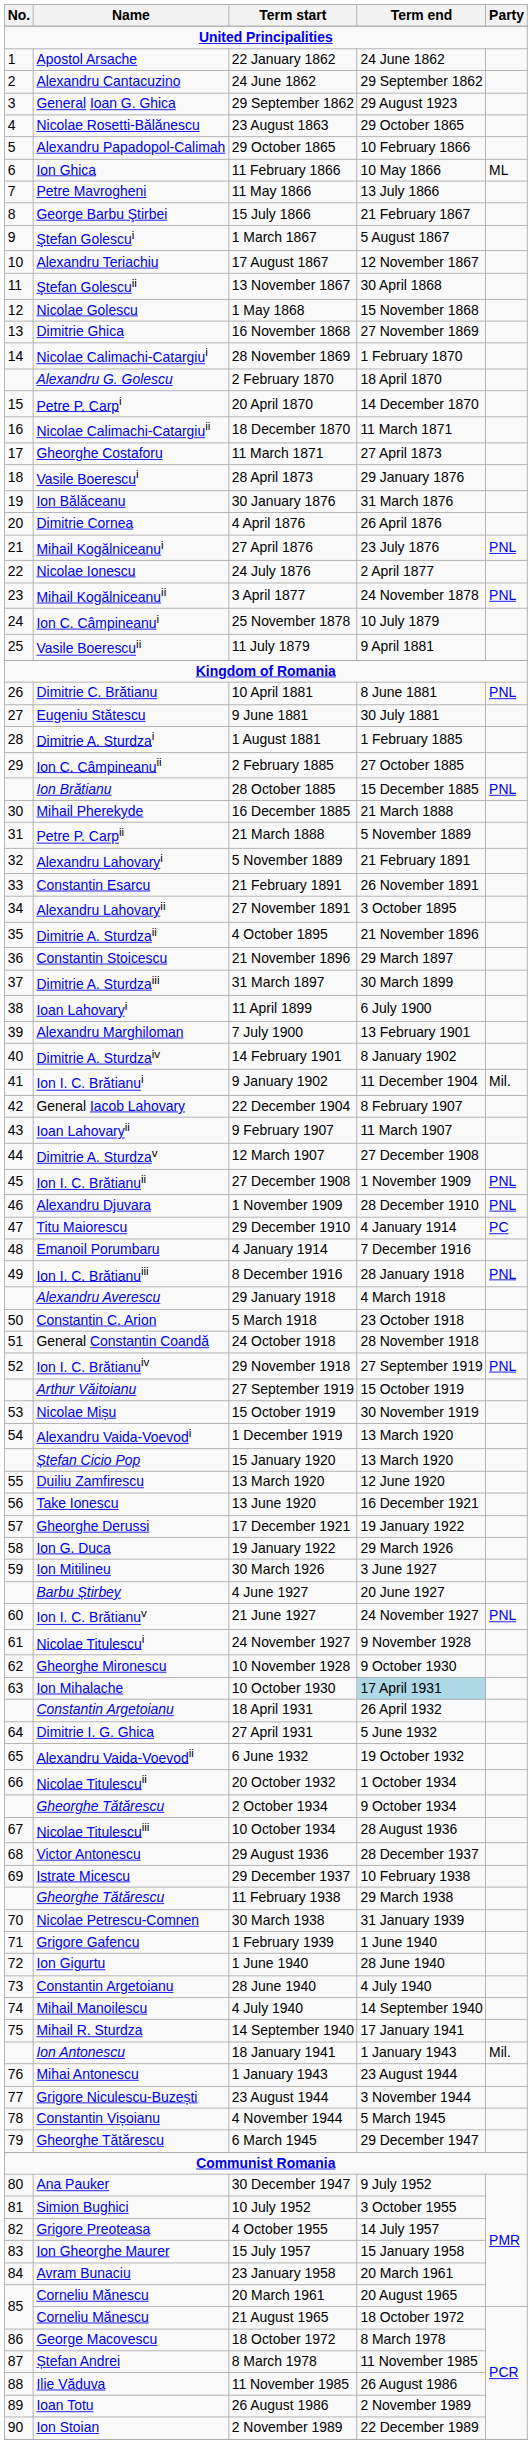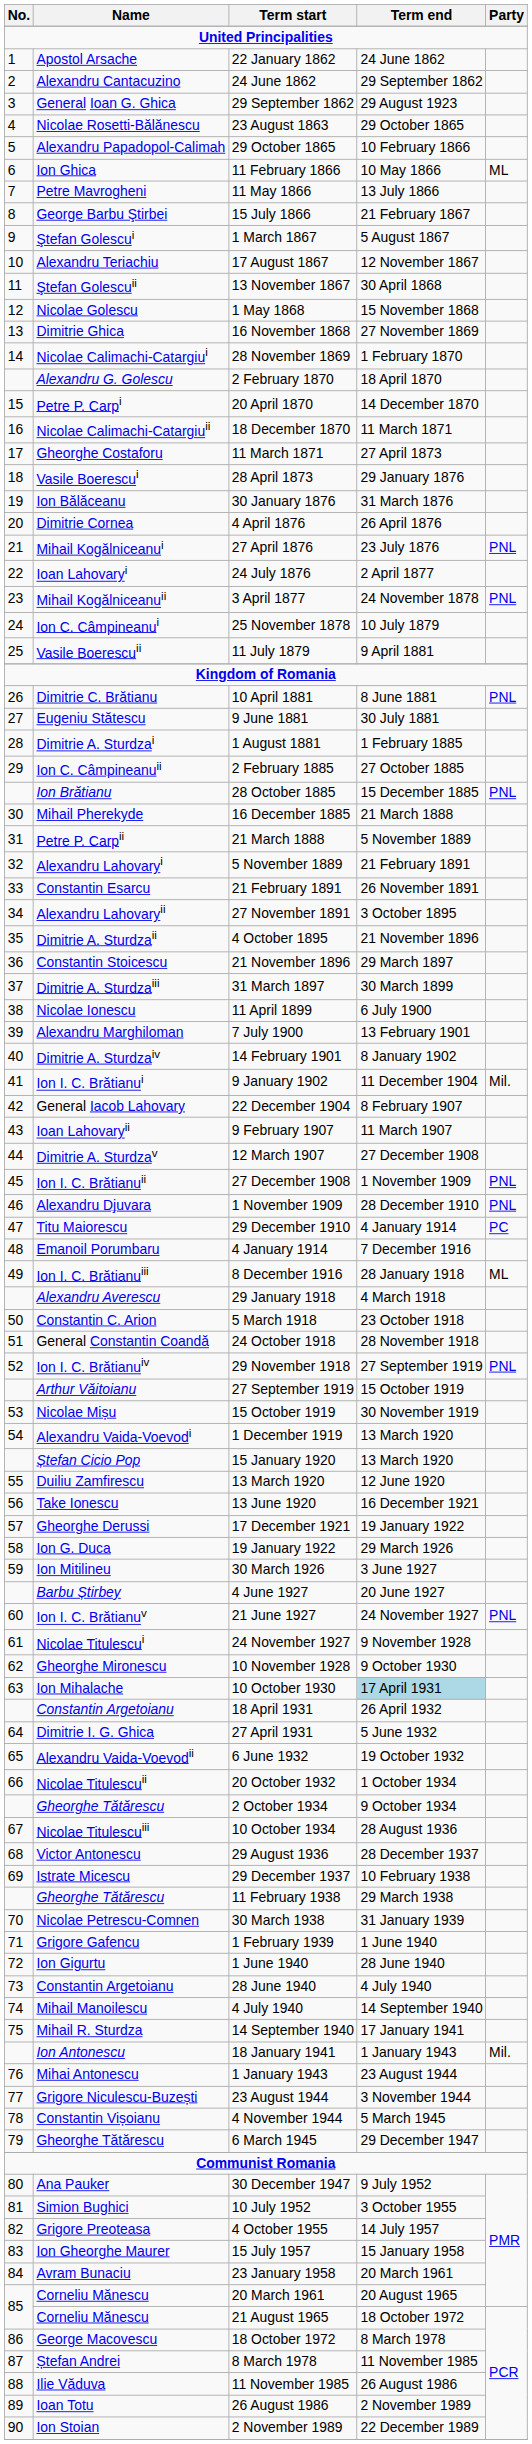(86, 571) Nicolae Ionescu -> (82, 573) Ioan Lahovaryi
(82, 1008) Ioan Lahovaryi -> (86, 1010) Nicolae Ionescu
(503, 1274) PNL -> (499, 1274) ML
